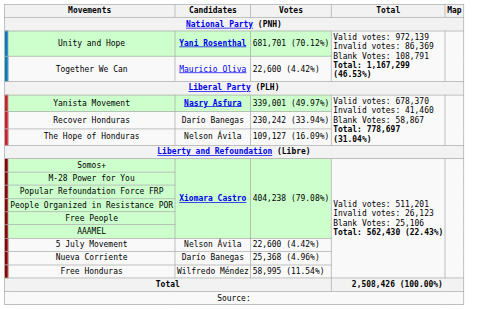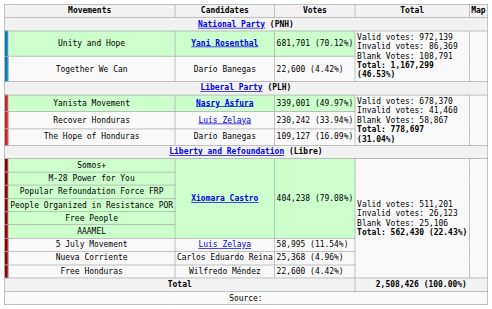(213, 69) Mauricio Oliva -> (225, 69) Darío Banegas
(213, 120) Darío Banegas -> (225, 120) Luis Zelaya
(213, 137) Nelson Ávila -> (225, 137) Darío Banegas
(213, 245) Nelson Ávila -> (225, 245) Luis Zelaya
(286, 245) 22,600 (4.42%) -> (313, 245) 58,995 (11.54%)
(213, 258) Darío Banegas -> (225, 258) Carlos Eduardo Reina
(289, 271) 58,995 (11.54%) -> (310, 271) 22,600 (4.42%)
